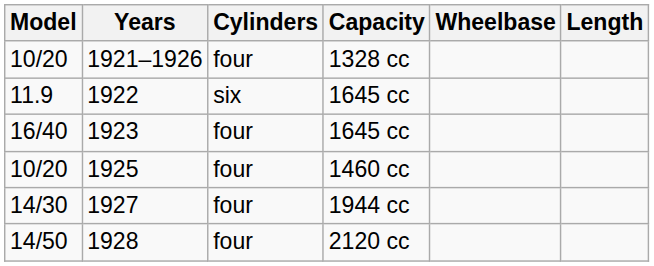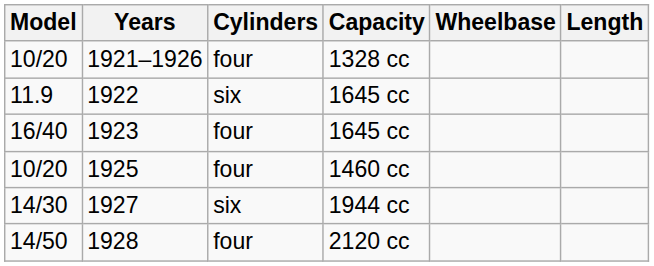(233, 205) four -> (227, 205) six
